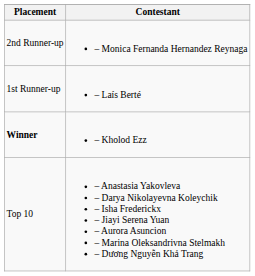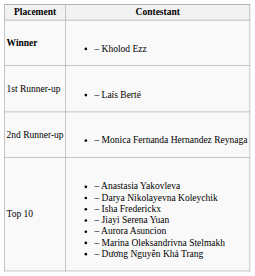rows swapped: (22, 135) <-> (35, 43)
